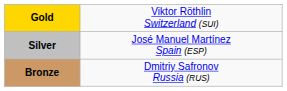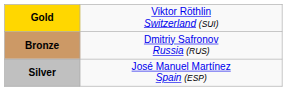rows swapped: (42, 45) <-> (42, 72)
